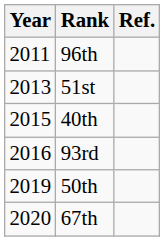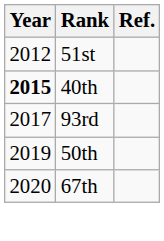- row: (79, 53)
(30, 86) 2013 -> (30, 53) 2012
(30, 119) normal -> (30, 86) bold
(30, 152) 2016 -> (30, 119) 2017
